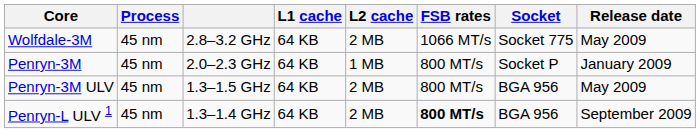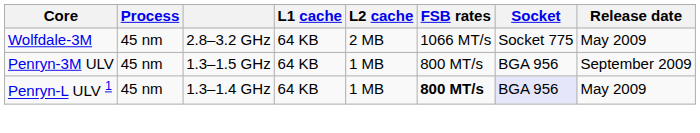- row: (45, 64)
(366, 87) 2 MB -> (366, 64) 1 MB
(613, 87) May 2009 -> (636, 64) September 2009
(366, 113) 2 MB -> (366, 90) 1 MB
(528, 113) no background -> (528, 90) lavender background
(636, 113) September 2009 -> (613, 90) May 2009
